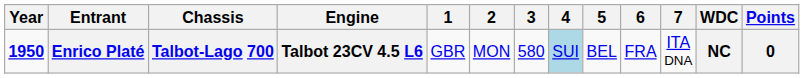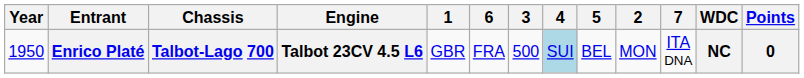columns swapped: (492, 17) <-> (641, 17)
(26, 51) bold -> (26, 51) normal
(531, 51) 580 -> (526, 51) 500
